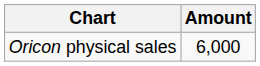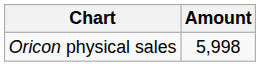(218, 46) 6,000 -> (218, 46) 5,998
